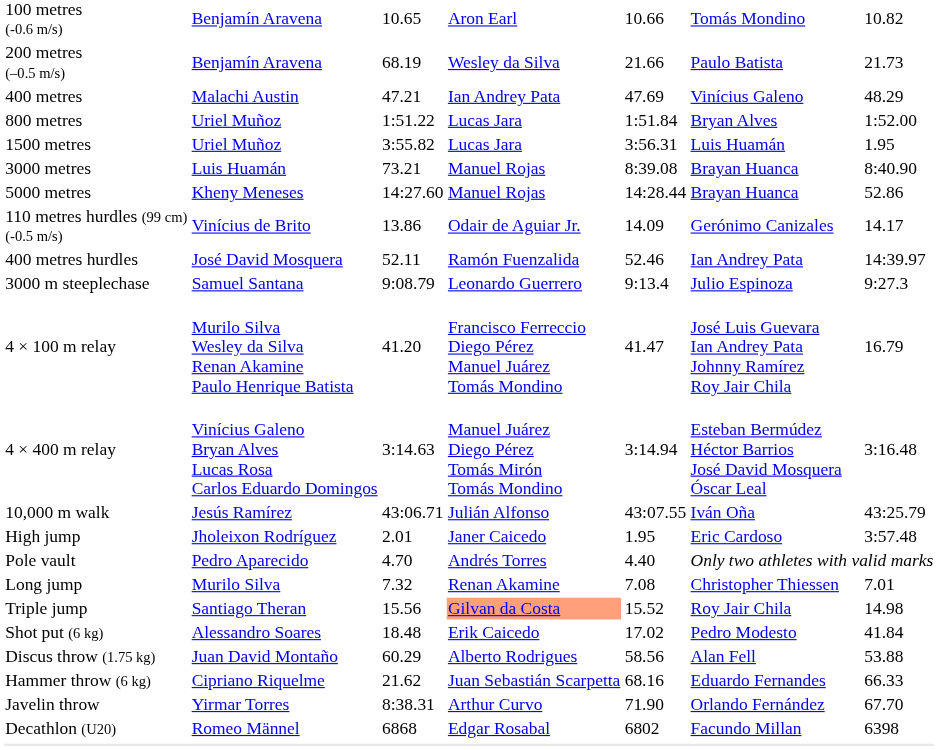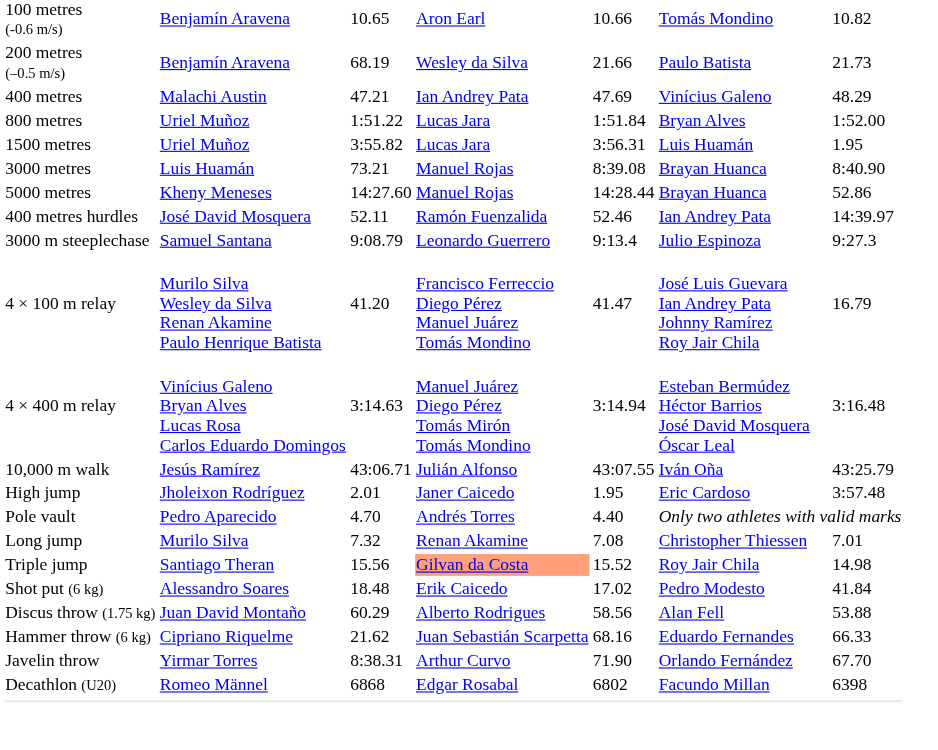- row: (96, 225)
